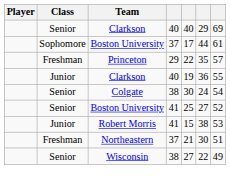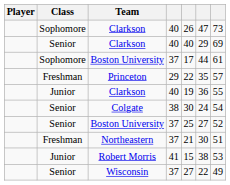+ row: (63, 28)
(174, 108) 41 -> (174, 124) 37
rows swapped: (63, 140) <-> (63, 124)
(174, 156) 38 -> (174, 172) 37
